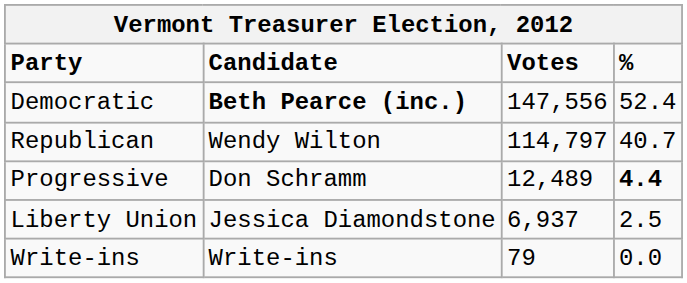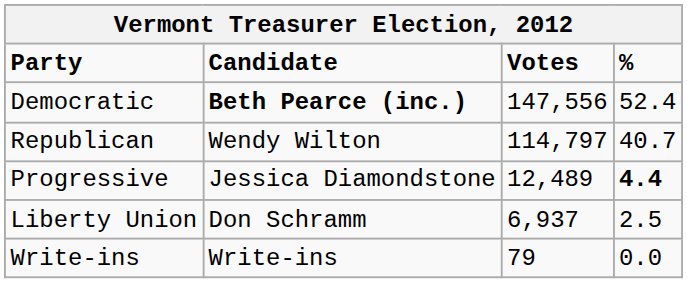(288, 180) Don Schramm -> (352, 180) Jessica Diamondstone
(352, 219) Jessica Diamondstone -> (288, 219) Don Schramm
